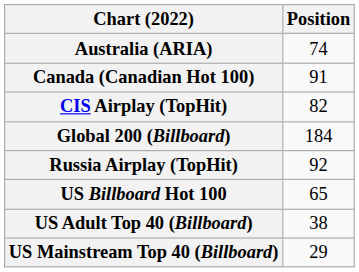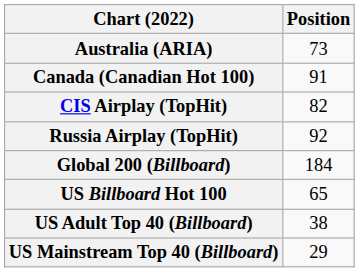(319, 48) 74 -> (319, 48) 73
rows swapped: (144, 135) <-> (144, 164)
